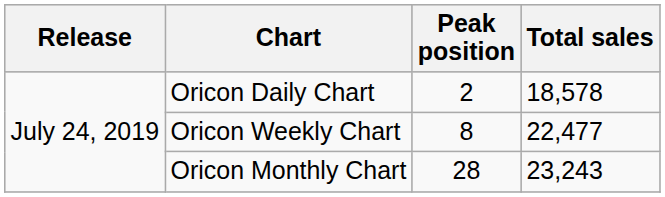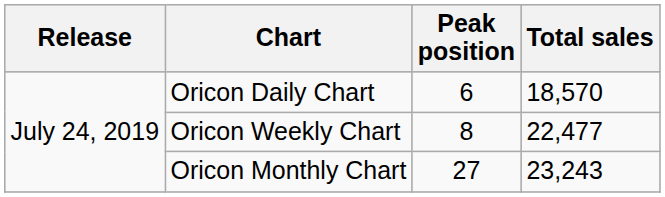(466, 91) 2 -> (466, 91) 6
(565, 91) 18,578 -> (565, 91) 18,570
(466, 171) 28 -> (466, 171) 27
